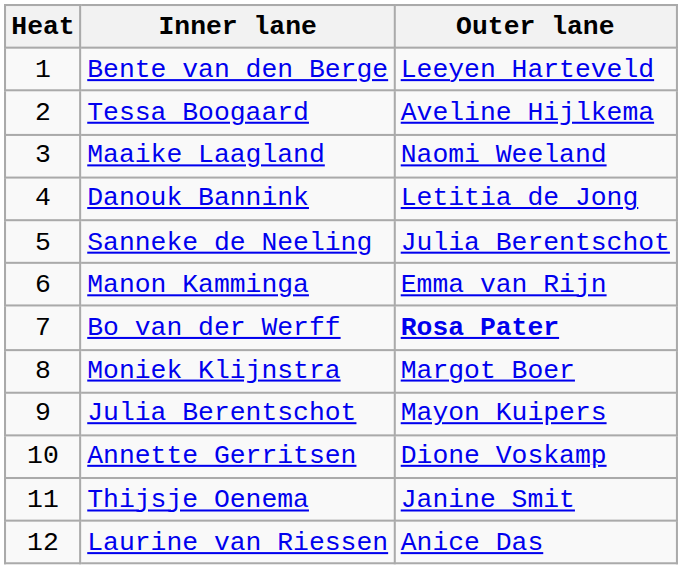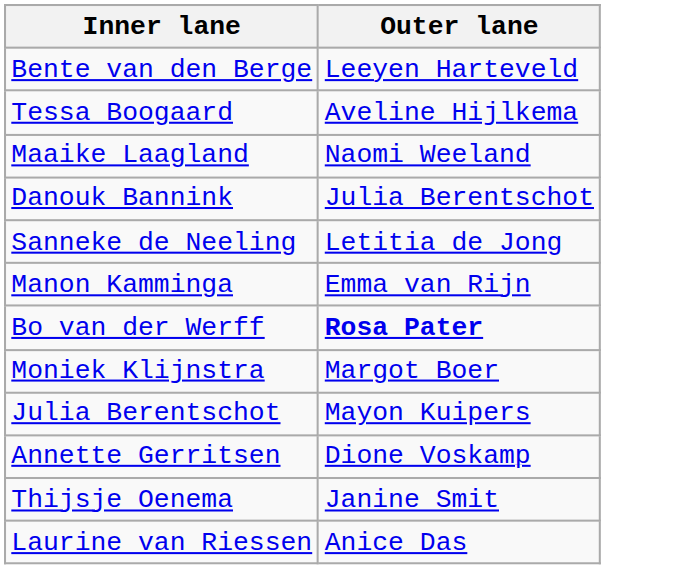- column: (43, 27)
(519, 199) Letitia de Jong -> (459, 199) Julia Berentschot
(535, 242) Julia Berentschot -> (444, 242) Letitia de Jong
